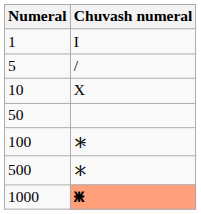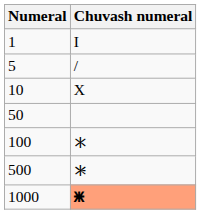(80, 142) 𐠁 -> (80, 142) 𐠀
(80, 171) 𐠀 -> (80, 171) 𐠁
